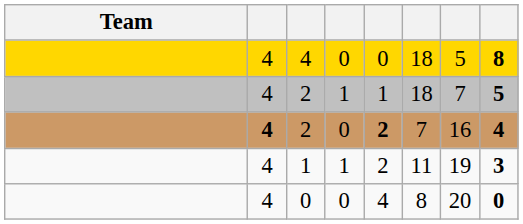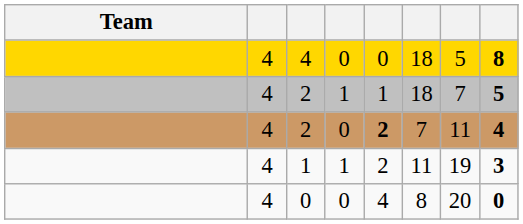(267, 129) bold -> (267, 129) normal
(460, 129) 16 -> (460, 129) 11
